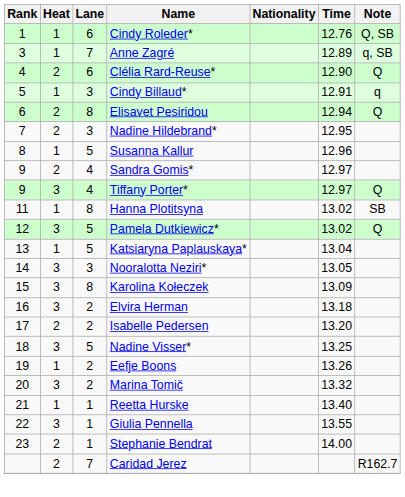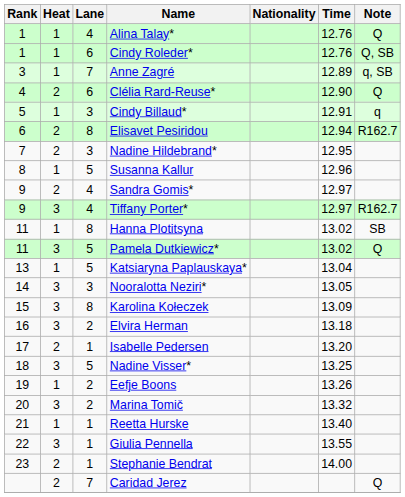+ row: (142, 33)
(378, 111) Q -> (378, 131) R162.7
(378, 190) Q -> (378, 209) R162.7
(22, 229) 12 -> (22, 248) 11
(90, 326) 2 -> (90, 346) 1
(378, 463) R162.7 -> (378, 483) Q
